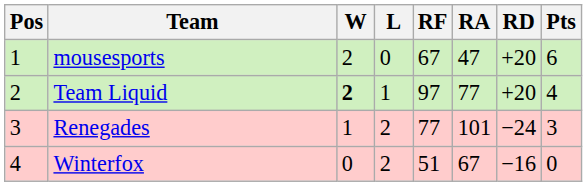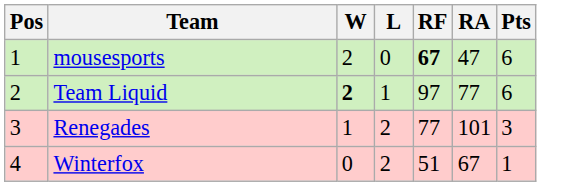- column: (519, 22)
(429, 57) normal -> (429, 57) bold
(552, 92) 4 -> (507, 92) 6
(552, 163) 0 -> (507, 163) 1
